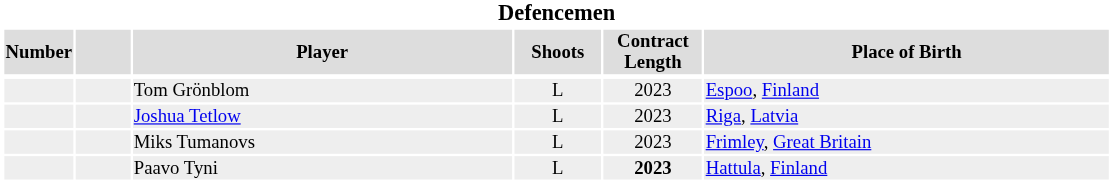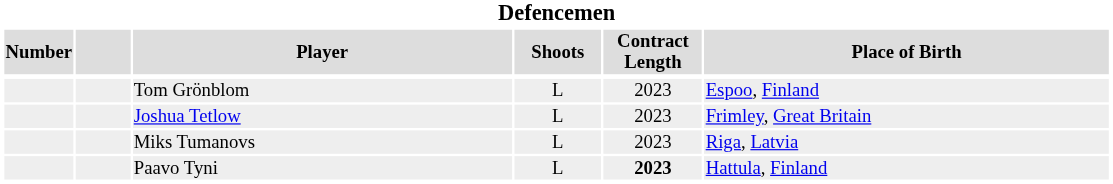(752, 116) Riga, Latvia -> (788, 116) Frimley, Great Britain
(788, 141) Frimley, Great Britain -> (752, 141) Riga, Latvia
